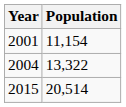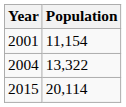(67, 89) 20,514 -> (67, 89) 20,114
